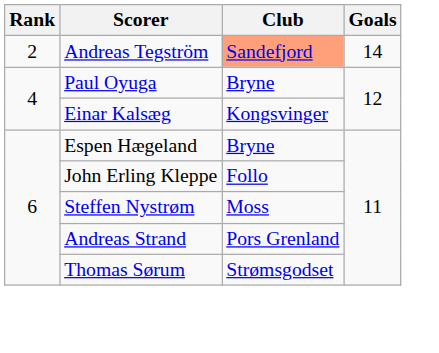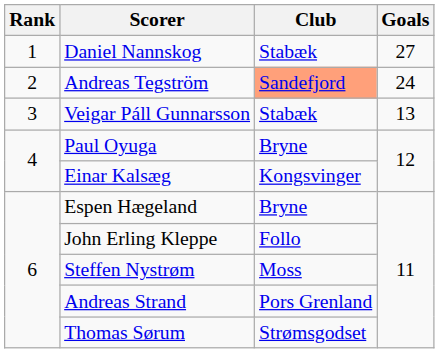+ row: (133, 51)
(373, 51) 14 -> (405, 82) 24
+ row: (157, 113)
